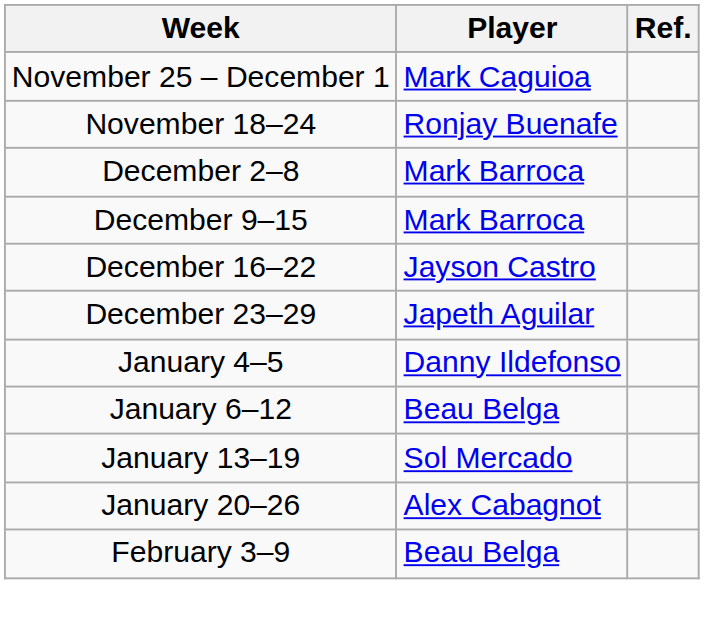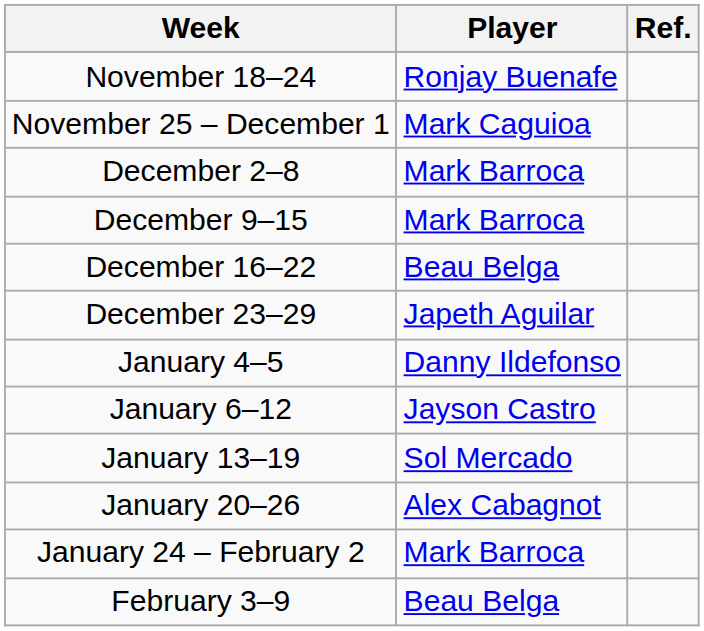rows swapped: (201, 123) <-> (201, 76)
(500, 266) Jayson Castro -> (481, 266) Beau Belga
(481, 409) Beau Belga -> (500, 409) Jayson Castro
+ row: (201, 553)
